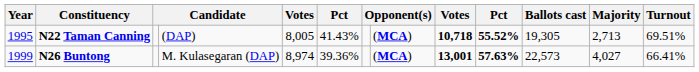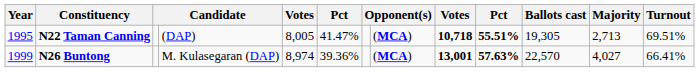(339, 35) 41.43% -> (339, 35) 41.47%
(499, 35) 55.52% -> (499, 35) 55.51%
(542, 56) 22,573 -> (542, 56) 22,570
